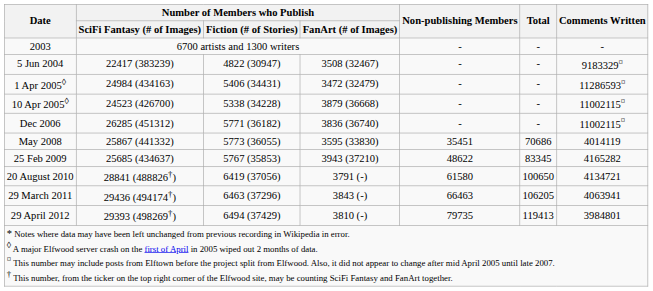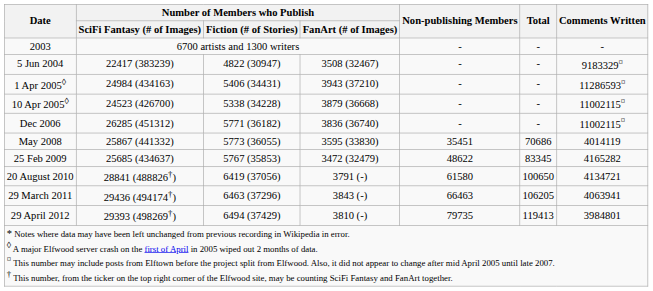(350, 84) 3472 (32479) -> (350, 84) 3943 (37210)
(350, 158) 3943 (37210) -> (350, 158) 3472 (32479)
